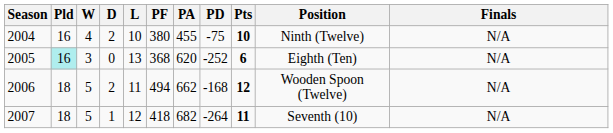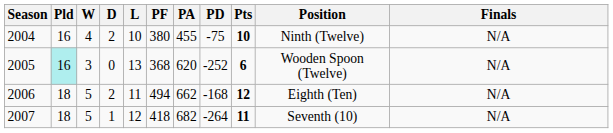(322, 58) Eighth (Ten) -> (322, 66) Wooden Spoon (Twelve)
(322, 87) Wooden Spoon (Twelve) -> (322, 95) Eighth (Ten)
